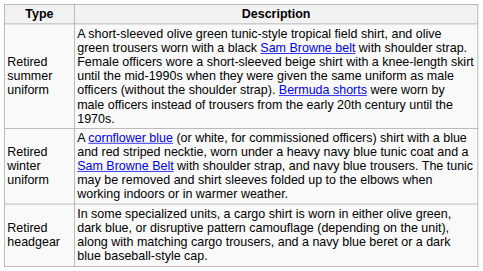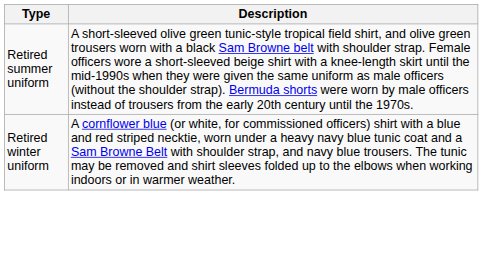- row: (34, 235)
